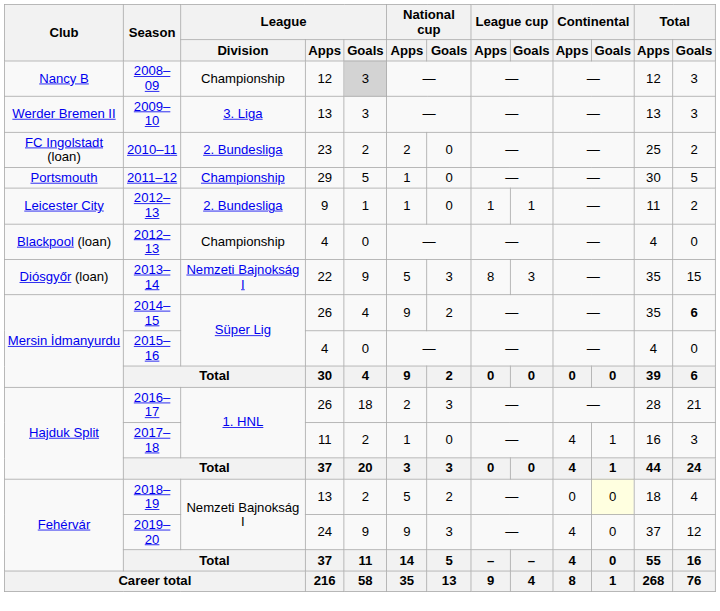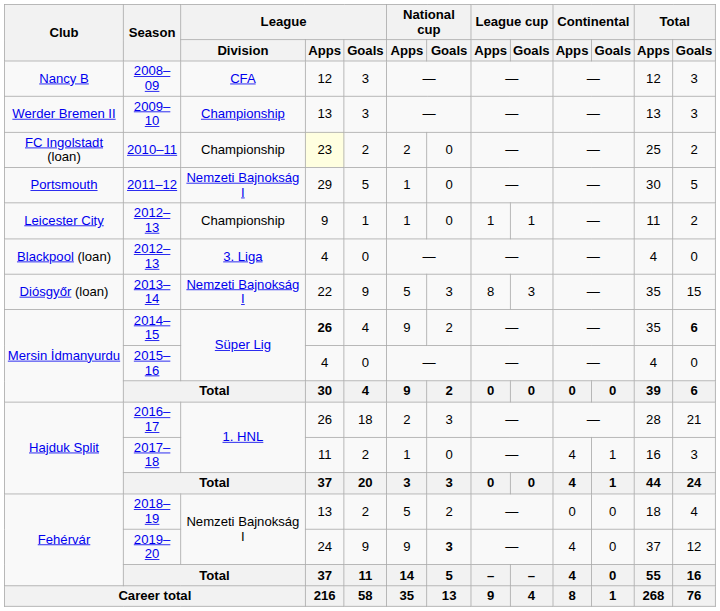(243, 78) Championship -> (243, 78) CFA
(365, 78) lightgrey background -> (365, 78) no background
(243, 114) 3. Liga -> (243, 114) Championship
(243, 149) 2. Bundesliga -> (243, 149) Championship
(325, 149) no background -> (325, 149) lightyellow background
(243, 177) Championship -> (243, 185) Nemzeti Bajnokság I
(243, 206) 2. Bundesliga -> (243, 220) Championship
(243, 241) Championship -> (243, 256) 3. Liga
(325, 312) normal -> (325, 327) bold
(613, 496) lightyellow background -> (613, 511) no background
(449, 532) normal -> (449, 547) bold
